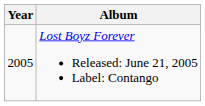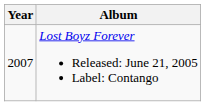(20, 62) 2005 -> (20, 62) 2007
